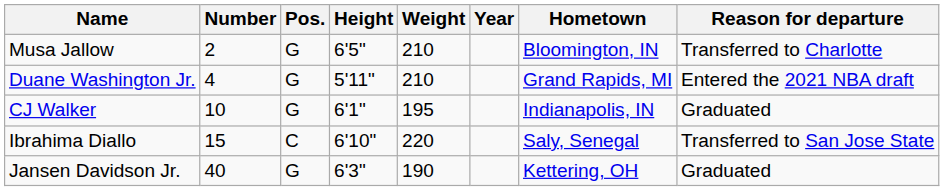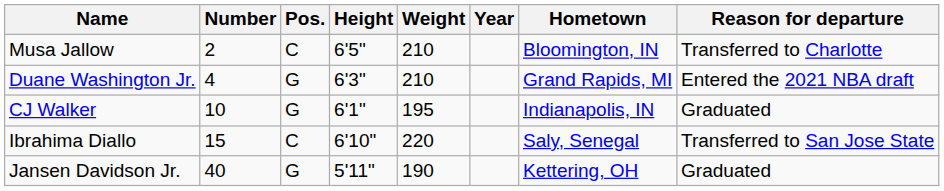(293, 49) G -> (292, 49) C
(354, 79) 5'11" -> (350, 79) 6'3"
(350, 170) 6'3" -> (354, 170) 5'11"
